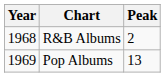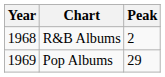(134, 60) 13 -> (134, 60) 29
